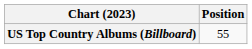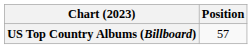(223, 33) 55 -> (223, 33) 57
